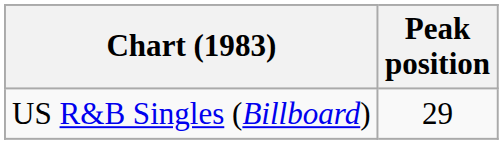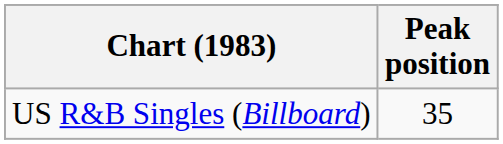(437, 113) 29 -> (437, 113) 35
